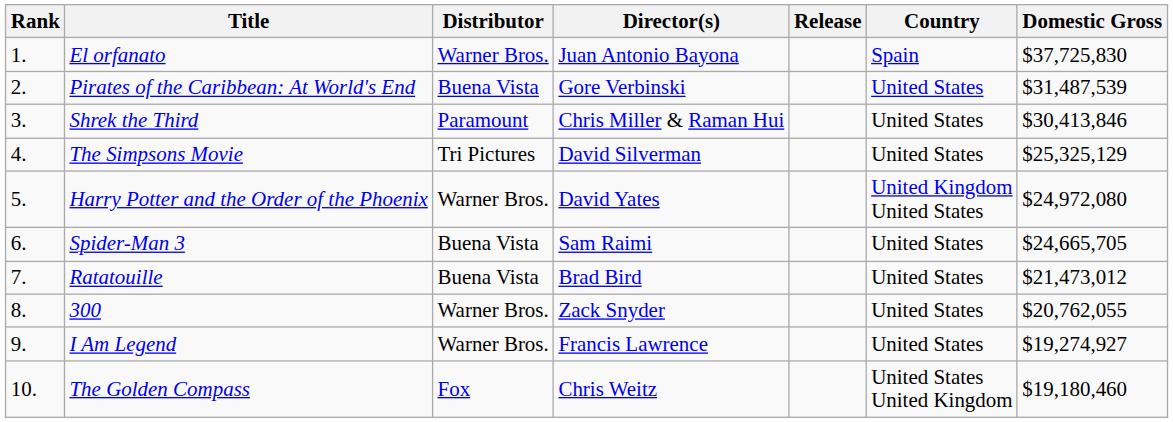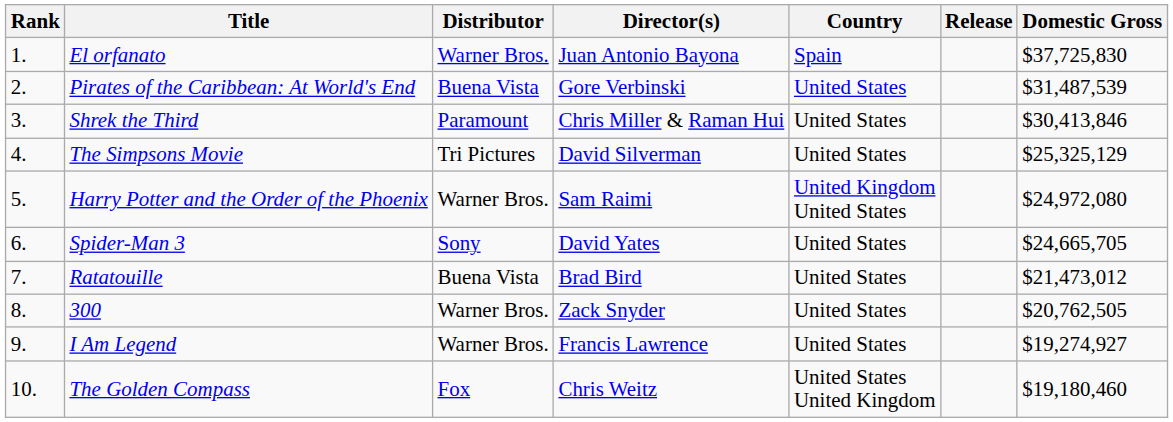columns swapped: (828, 21) <-> (942, 21)
(609, 199) David Yates -> (605, 199) Sam Raimi
(488, 244) Buena Vista -> (459, 244) Sony
(605, 244) Sam Raimi -> (609, 244) David Yates
(1075, 310) $20,762,055 -> (1075, 310) $20,762,505
